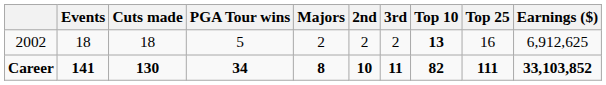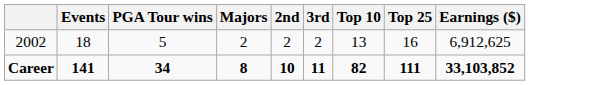- column: (148, 17)
(436, 42) bold -> (359, 42) normal
